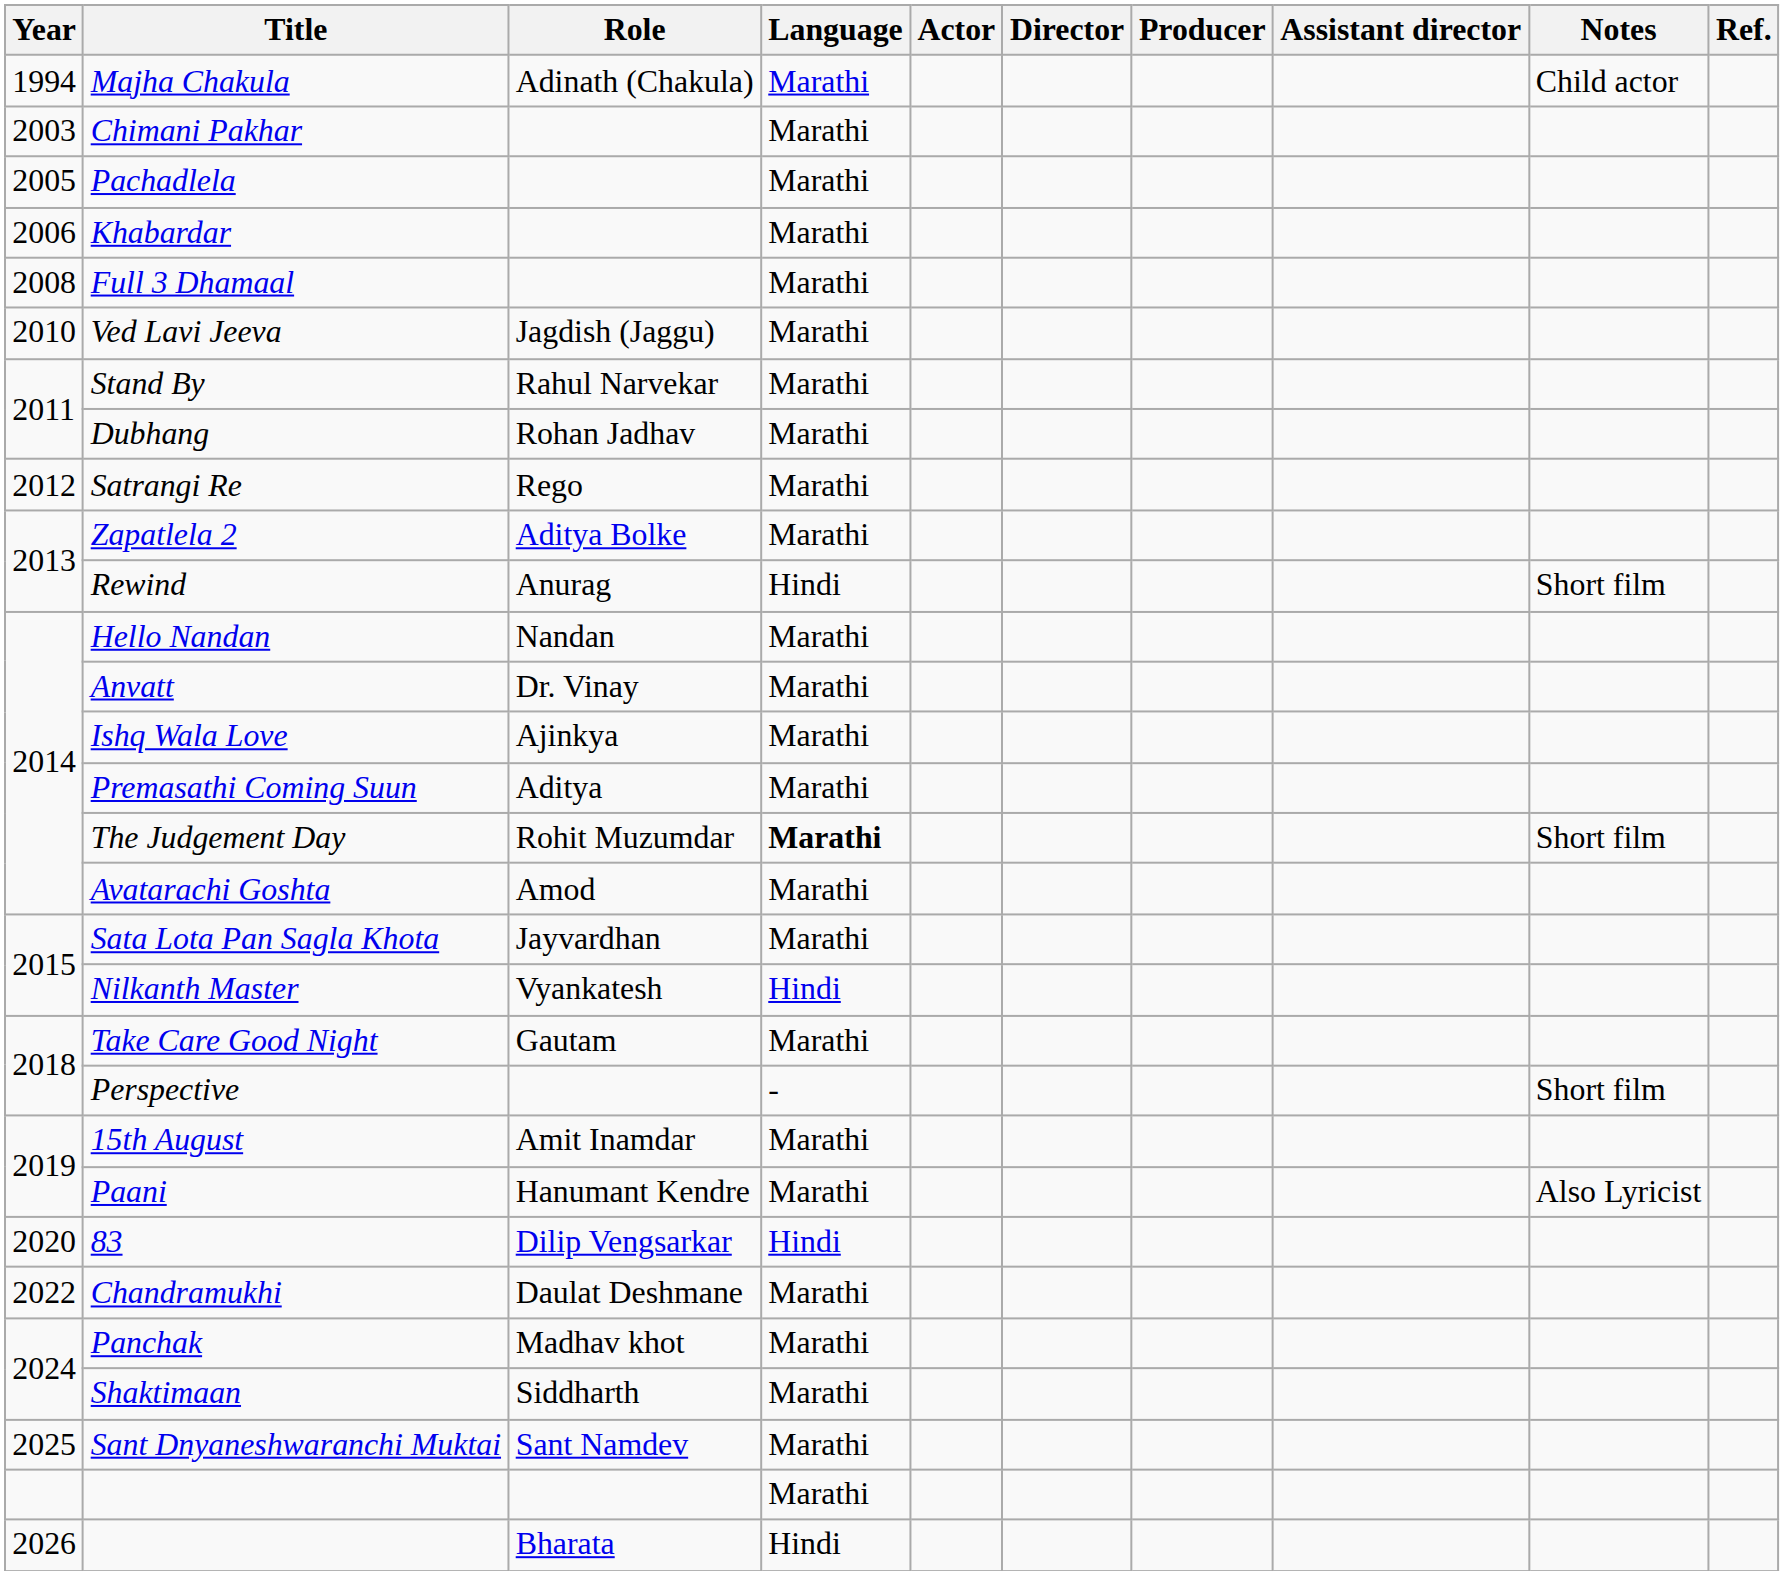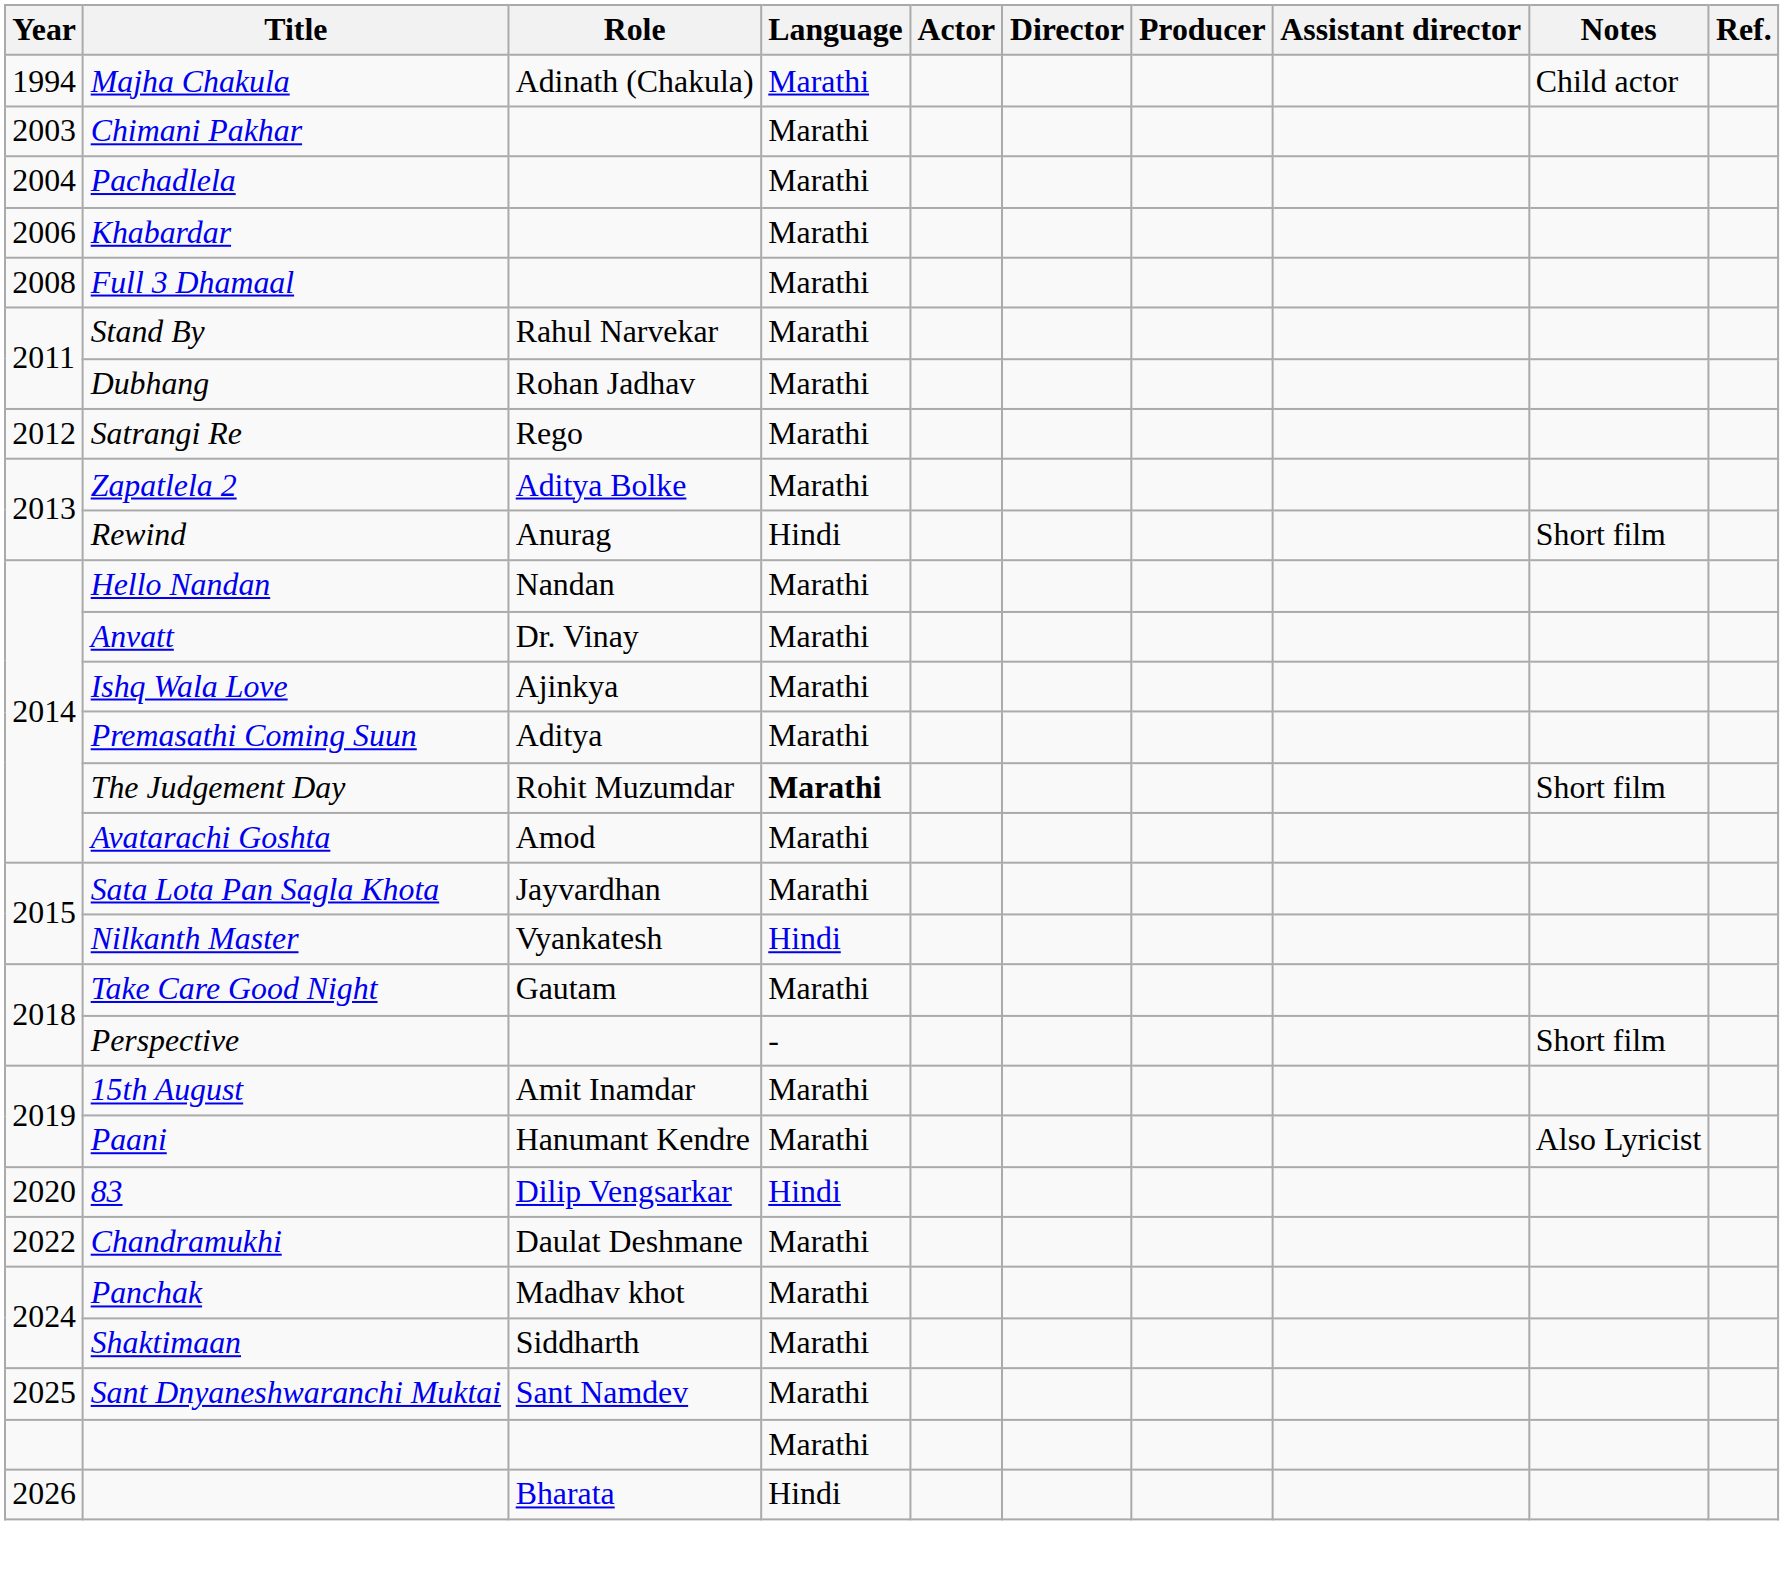(44, 181) 2005 -> (44, 181) 2004
- row: (186, 332)
